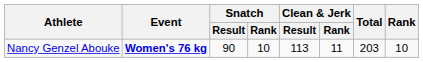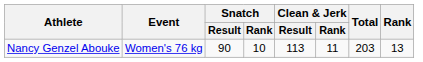(166, 49) bold -> (164, 49) normal
(402, 49) 10 -> (397, 49) 13
